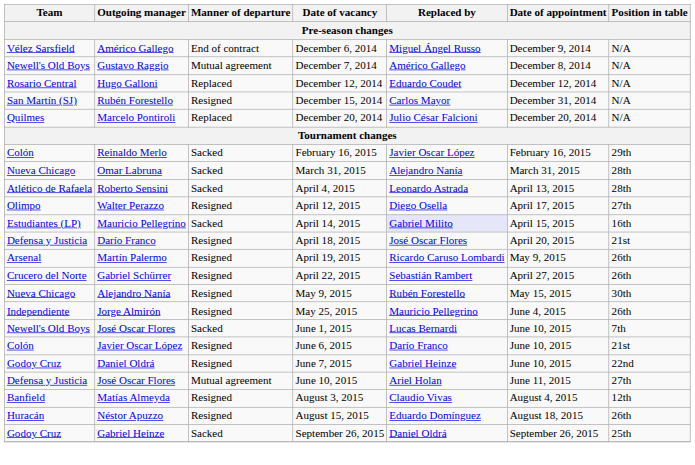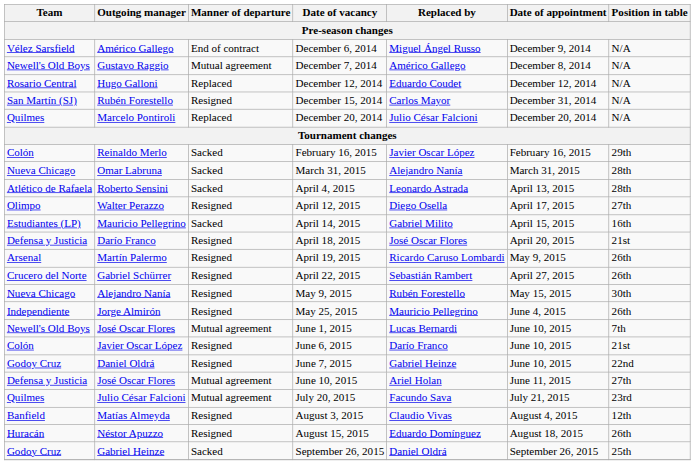(421, 223) lavender background -> (421, 223) no background
(207, 328) Sacked -> (231, 328) Mutual agreement
+ row: (325, 398)
